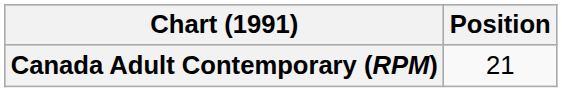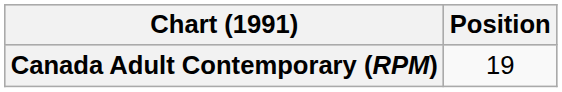(500, 65) 21 -> (500, 65) 19
